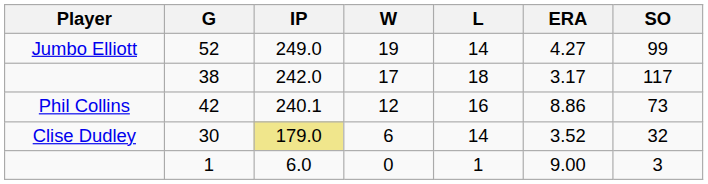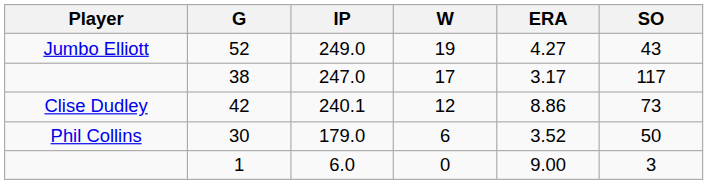- column: (478, 19)
(658, 48) 99 -> (651, 48) 43
(299, 77) 242.0 -> (342, 77) 247.0
(84, 106) Phil Collins -> (96, 106) Clise Dudley
(84, 135) Clise Dudley -> (96, 135) Phil Collins
(299, 135) khaki background -> (342, 135) no background
(658, 135) 32 -> (651, 135) 50
